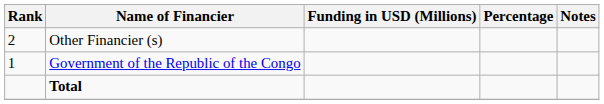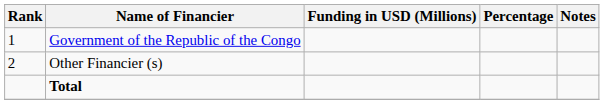rows swapped: (175, 63) <-> (106, 39)
